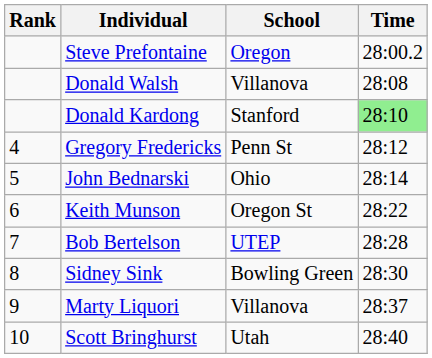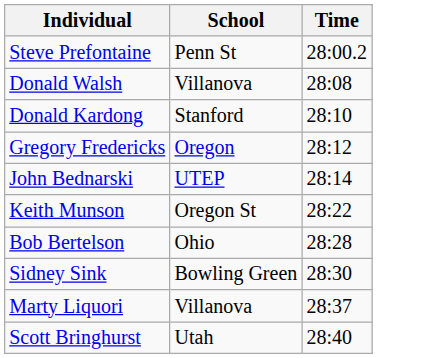- column: (33, 20)
(260, 52) Oregon -> (205, 52) Penn St
(385, 115) lightgreen background -> (329, 115) no background
(261, 147) Penn St -> (204, 147) Oregon
(250, 178) Ohio -> (200, 178) UTEP
(255, 242) UTEP -> (195, 242) Ohio
